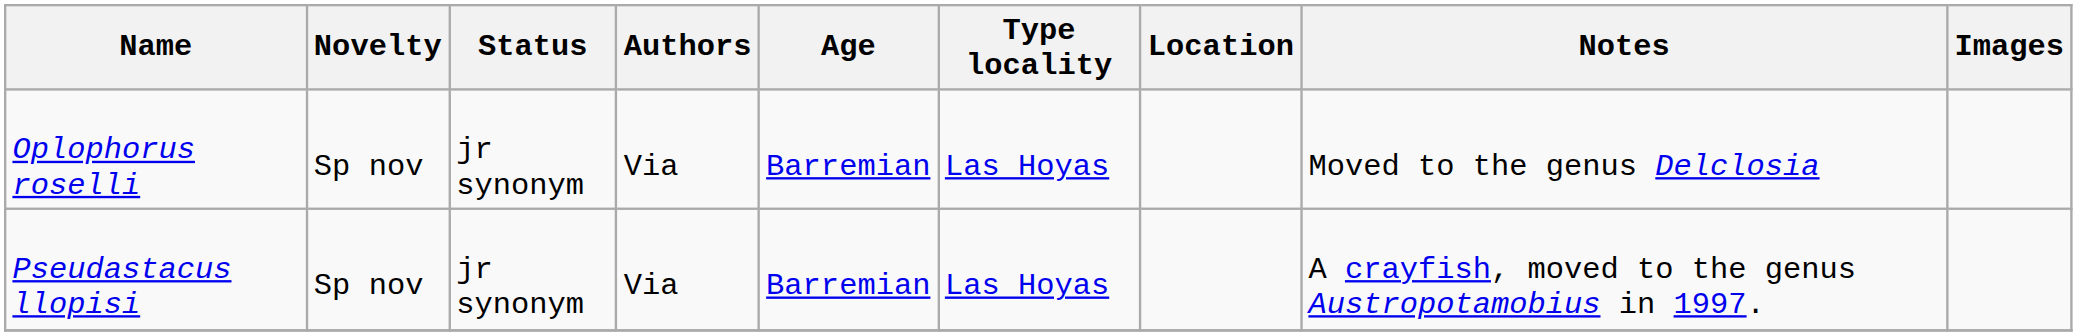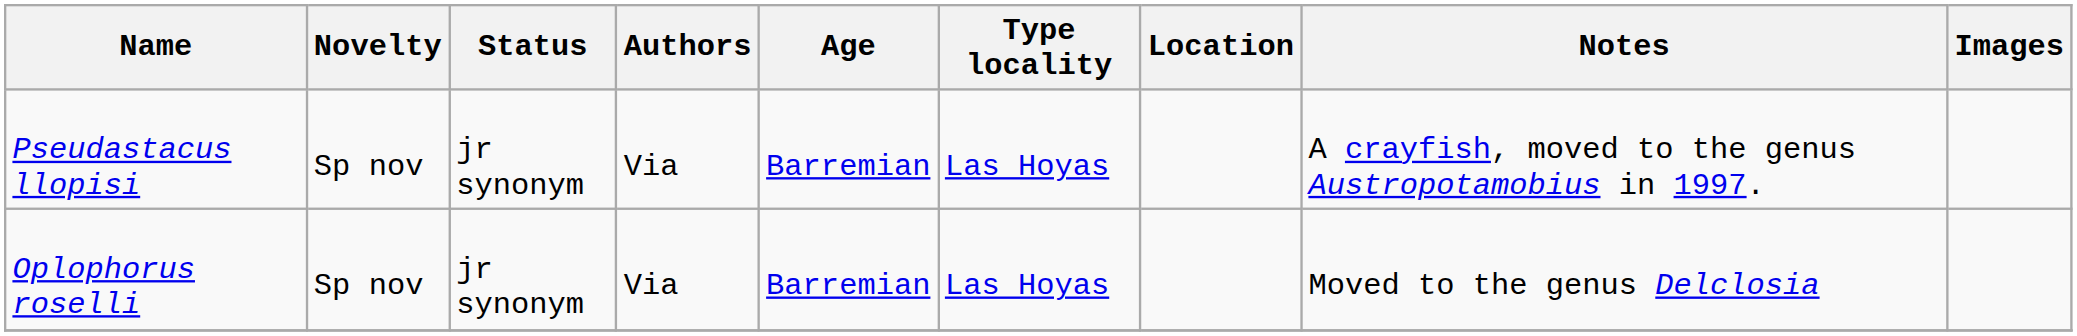rows swapped: (104, 167) <-> (122, 287)
